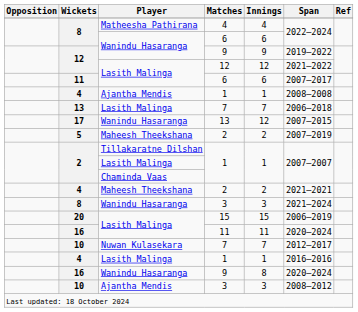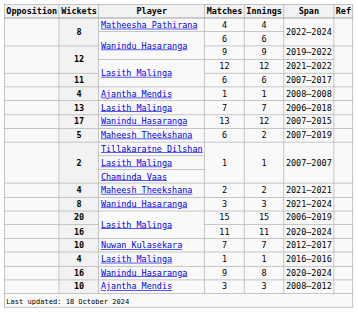(224, 135) 2 -> (224, 135) 6
